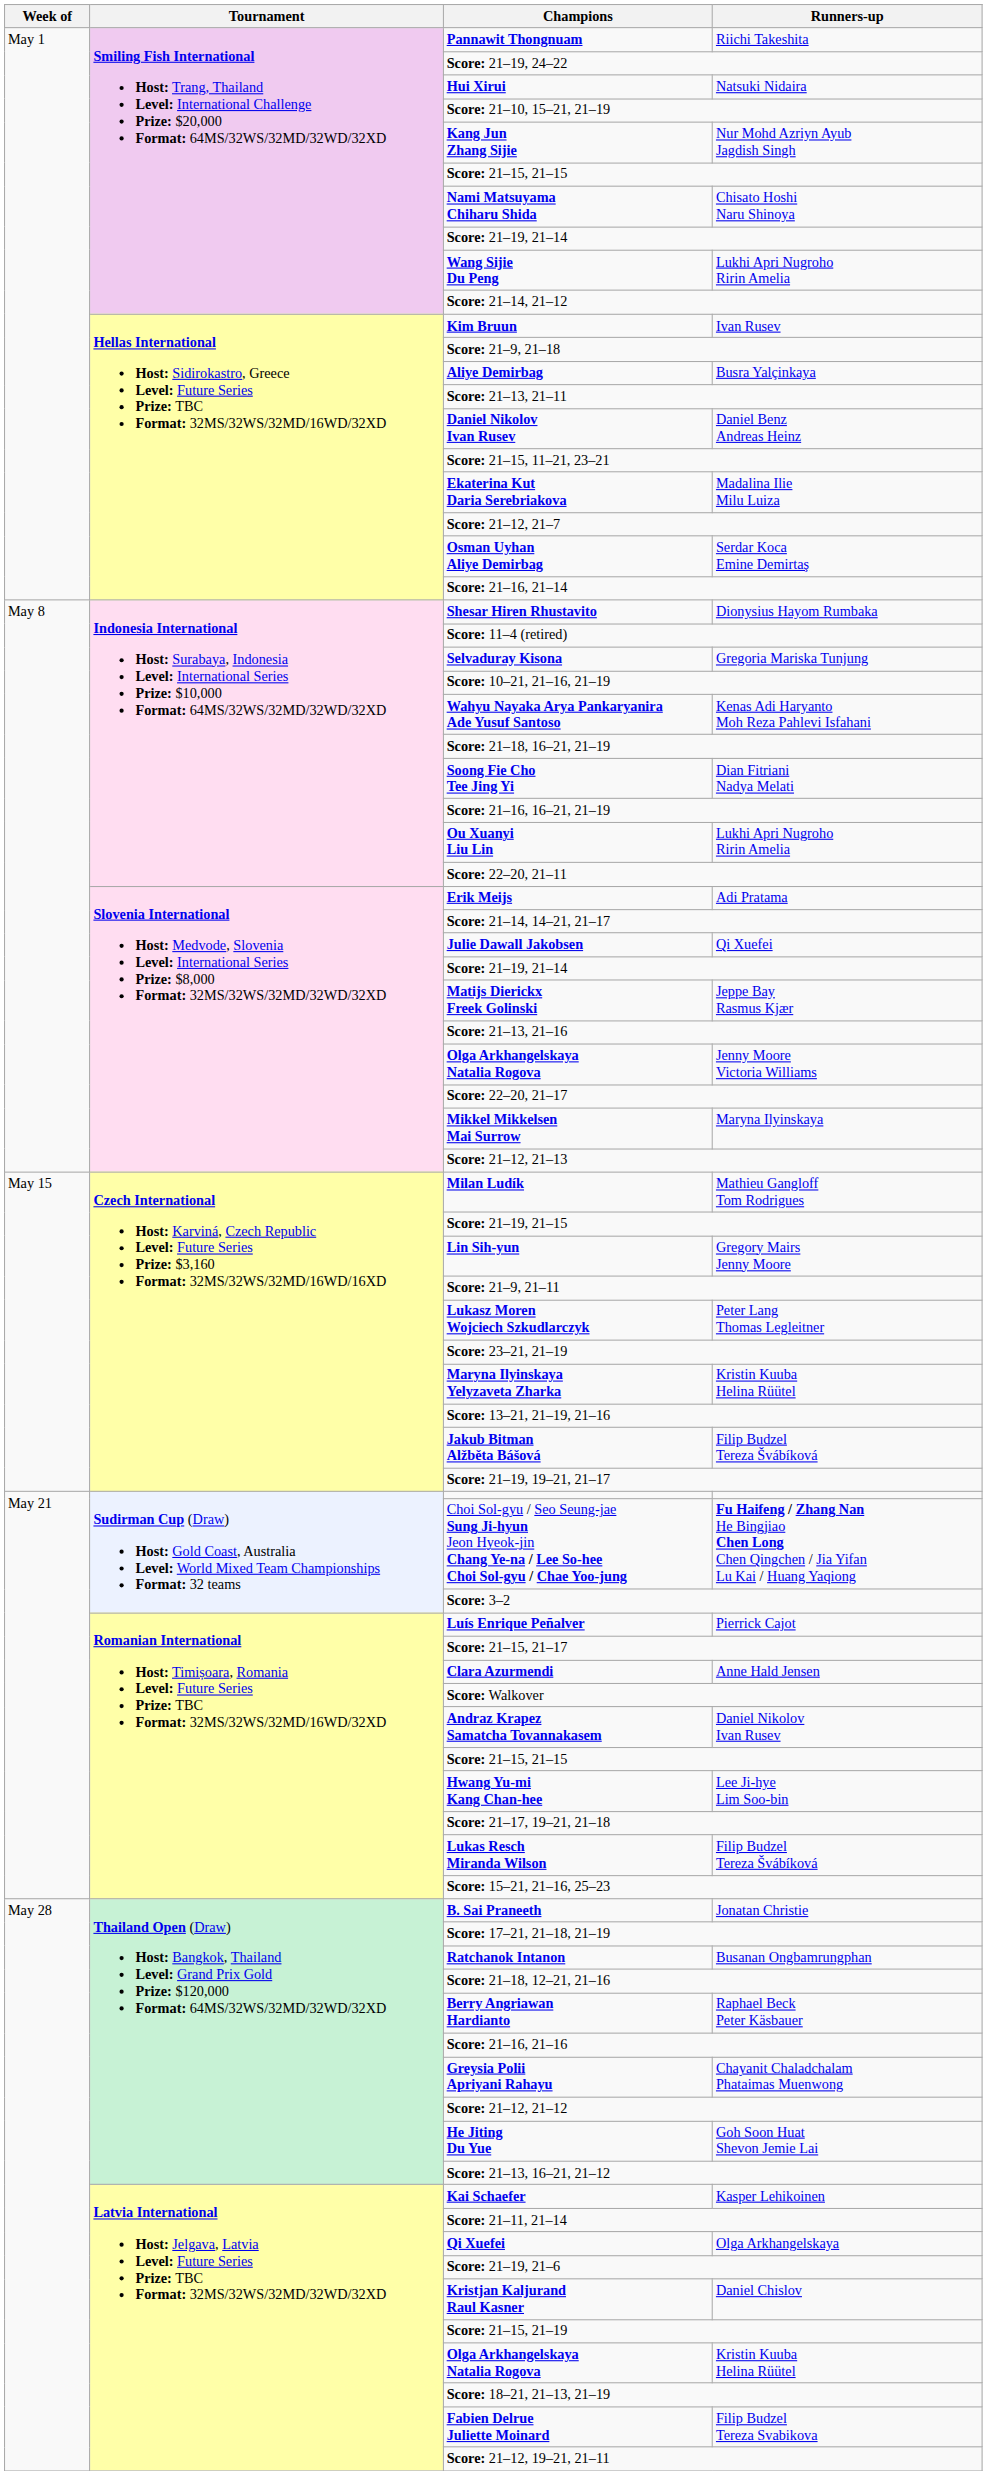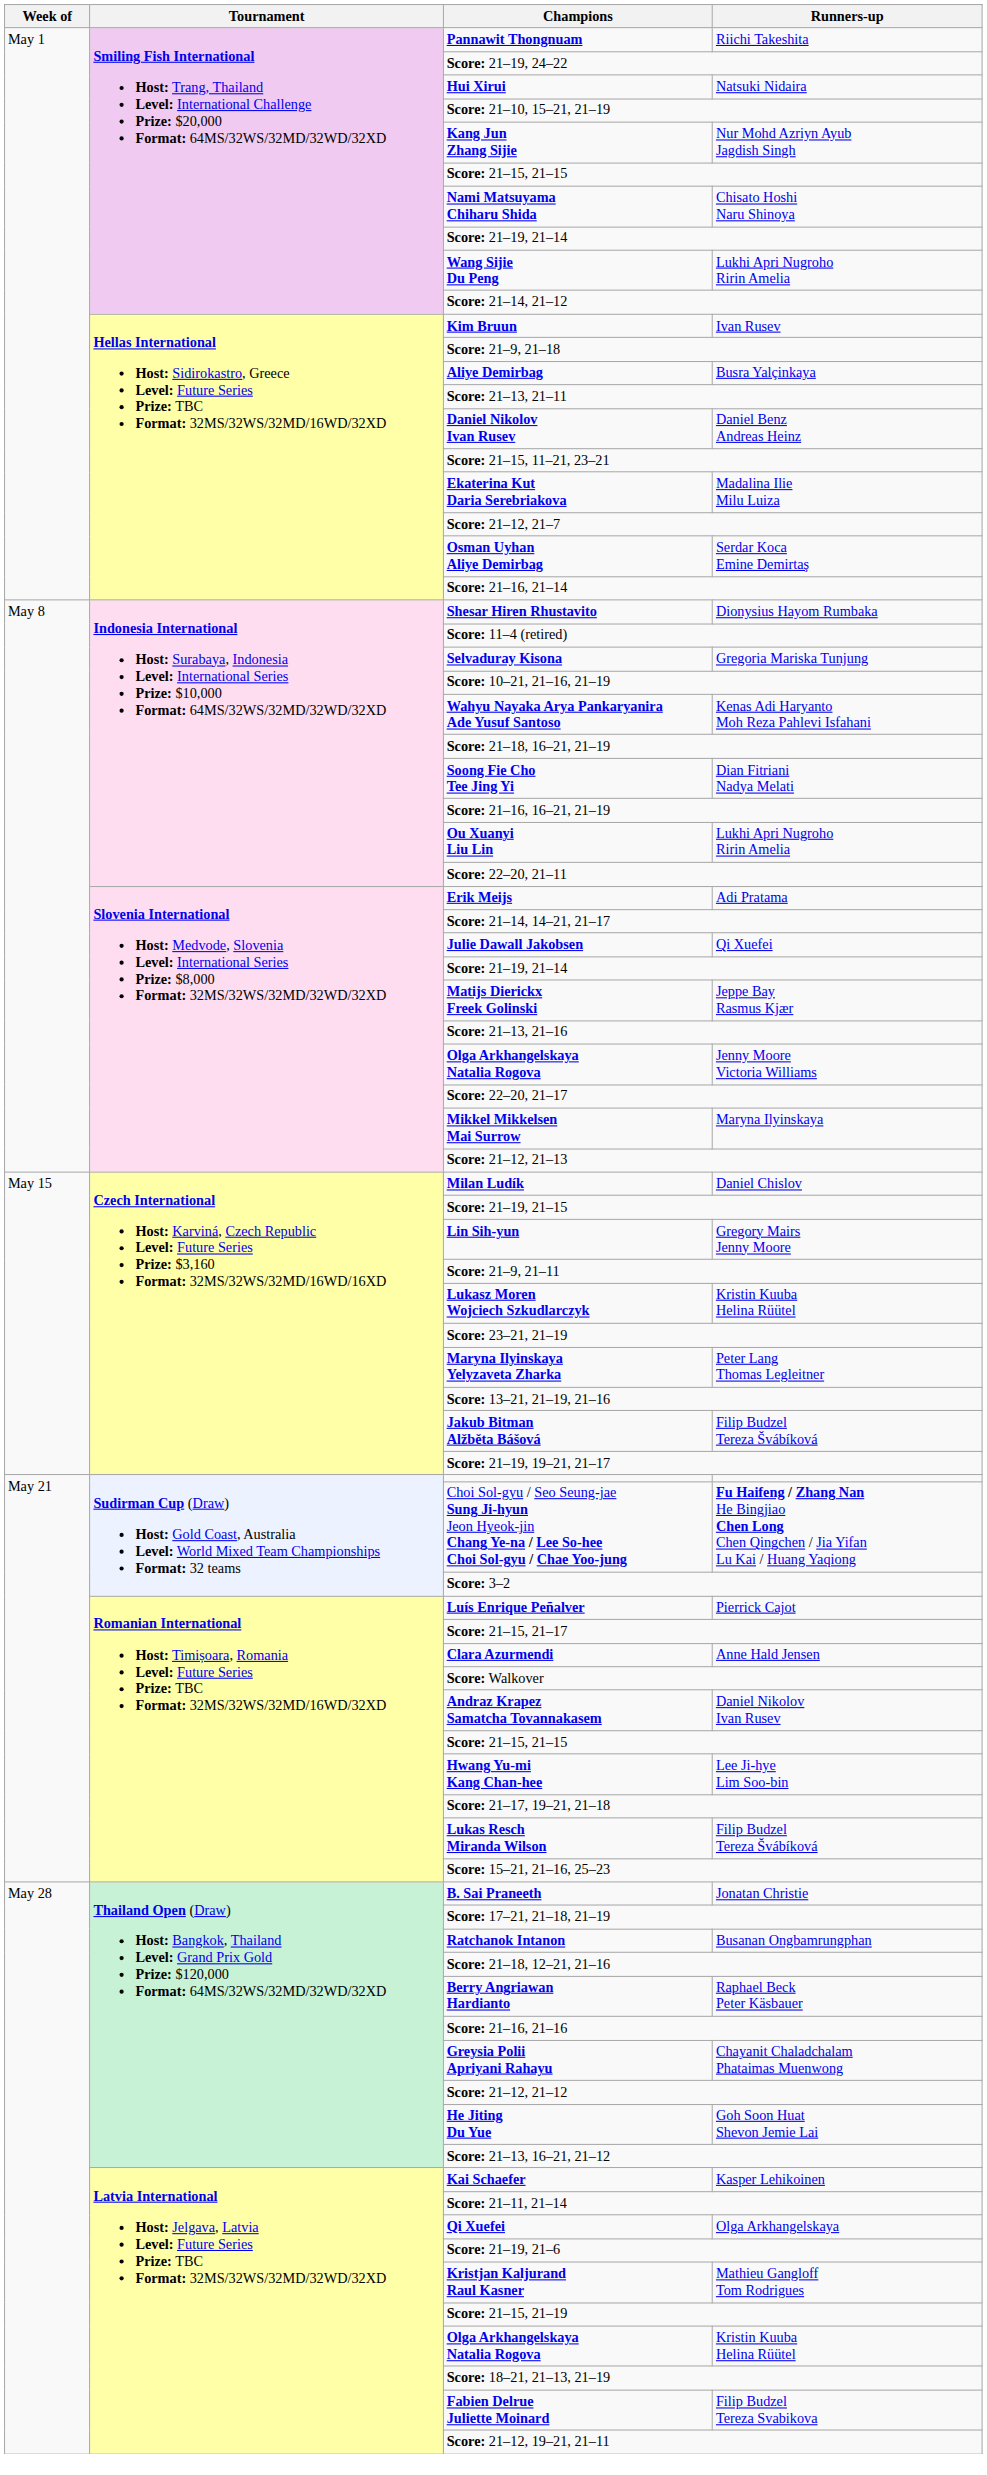(767, 1191) Mathieu Gangloff Tom Rodrigues -> (759, 1183) Daniel Chislov
(770, 1319) Peter Lang Thomas Legleitner -> (757, 1302) Kristin Kuuba Helina Rüütel
(757, 1383) Kristin Kuuba Helina Rüütel -> (770, 1366) Peter Lang Thomas Legleitner
(759, 2290) Daniel Chislov -> (767, 2281) Mathieu Gangloff Tom Rodrigues
